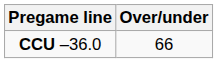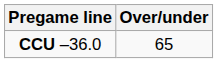(164, 44) 66 -> (164, 44) 65
